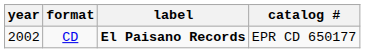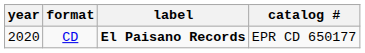(24, 37) 2002 -> (24, 37) 2020
